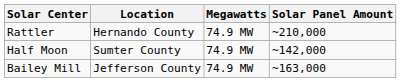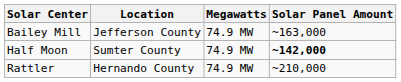rows swapped: (44, 68) <-> (31, 32)
(299, 50) normal -> (299, 50) bold
